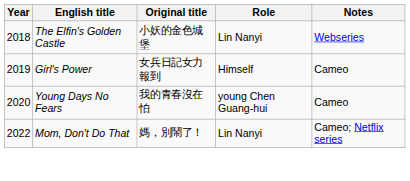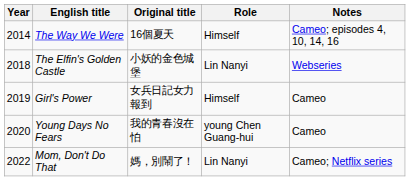+ row: (79, 35)
